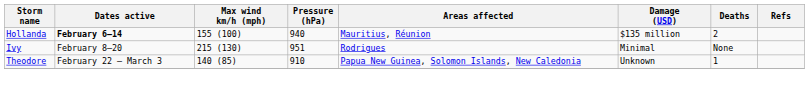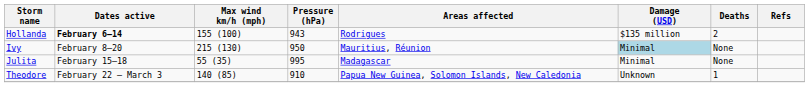(297, 34) 940 -> (297, 34) 943
(386, 34) Mauritius, Réunion -> (363, 34) Rodrigues
(297, 48) 951 -> (297, 48) 950
(363, 48) Rodrigues -> (386, 48) Mauritius, Réunion
(637, 48) no background -> (637, 48) lightblue background
+ row: (21, 61)
